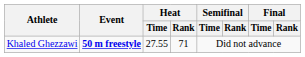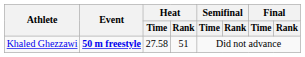(157, 44) 27.55 -> (157, 44) 27.58
(184, 44) 71 -> (184, 44) 51
